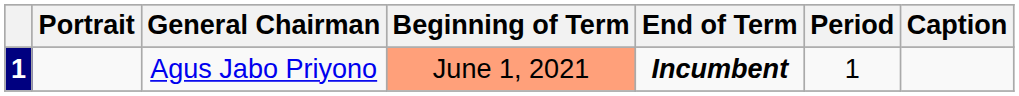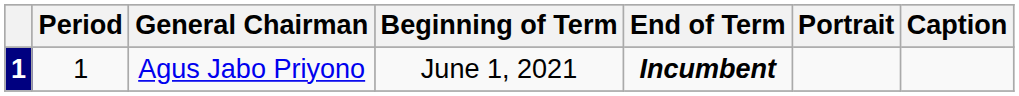columns swapped: (87, 25) <-> (852, 25)
(511, 68) lightsalmon background -> (499, 68) no background
